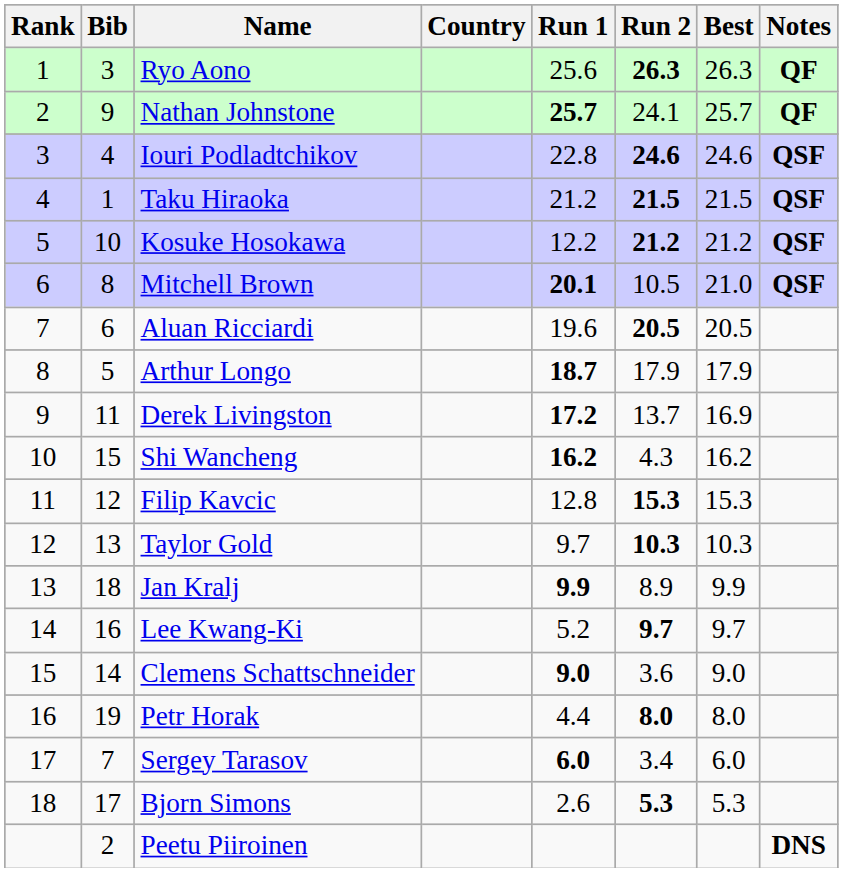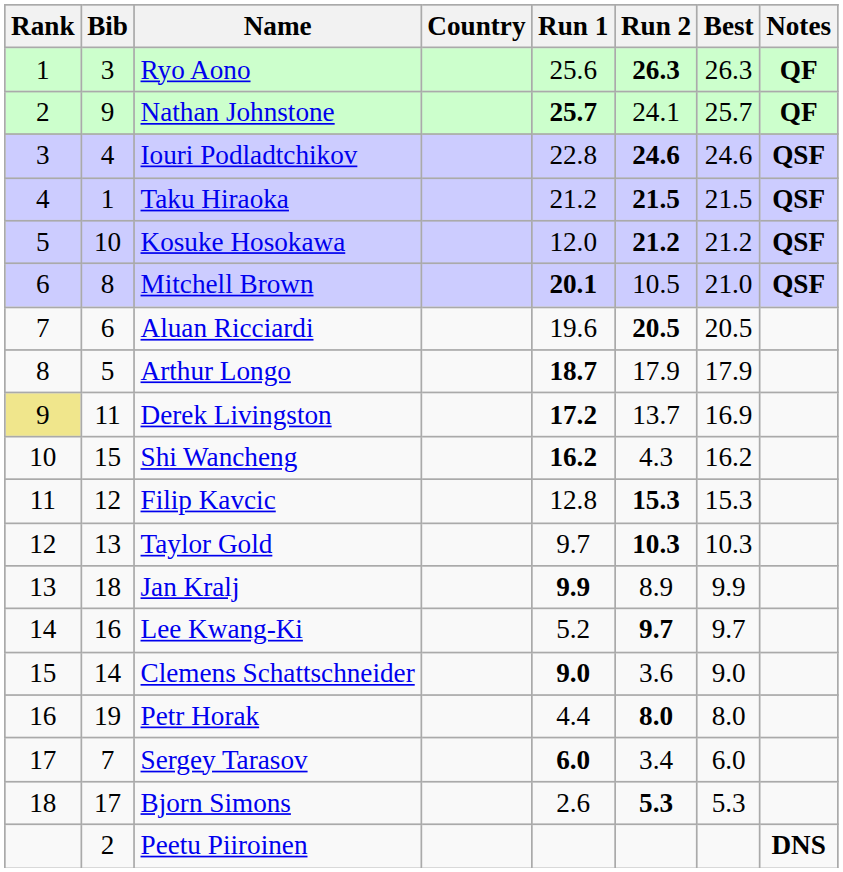(573, 241) 12.2 -> (573, 241) 12.0
(43, 414) no background -> (43, 414) khaki background
